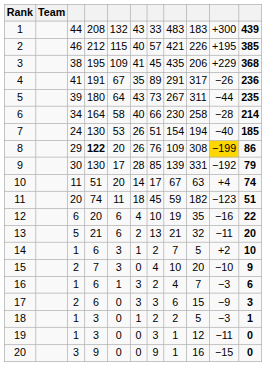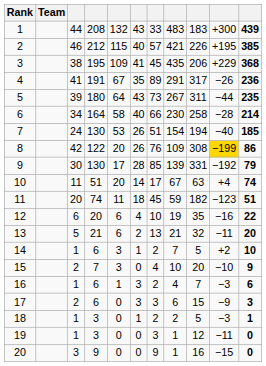(76, 149) 29 -> (76, 149) 42
(96, 149) bold -> (96, 149) normal
